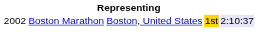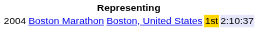(15, 21) 2002 -> (15, 21) 2004
